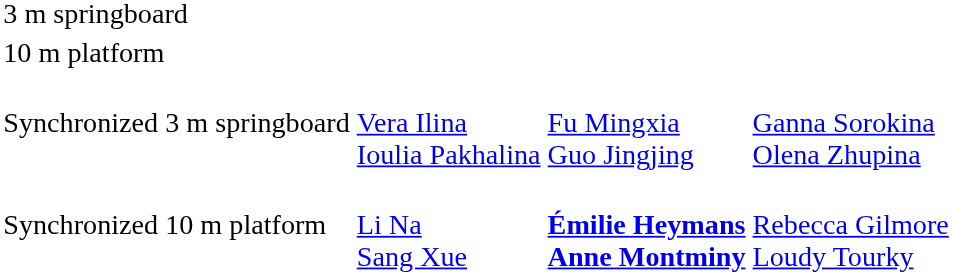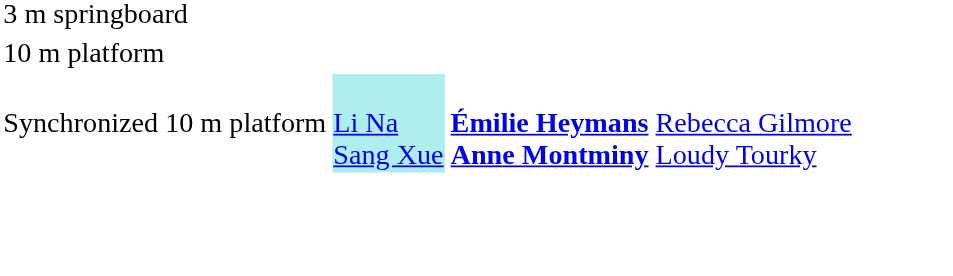- row: (177, 122)
(412, 240) no background -> (388, 138) paleturquoise background
